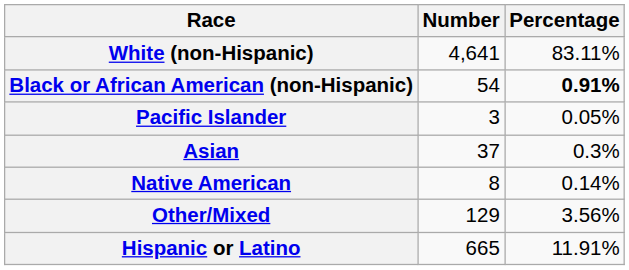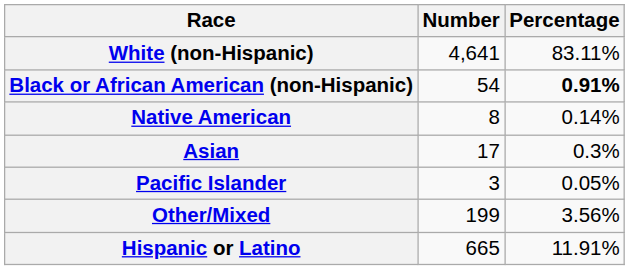rows swapped: (211, 183) <-> (211, 118)
(488, 150) 37 -> (488, 150) 17
(483, 215) 129 -> (483, 215) 199
